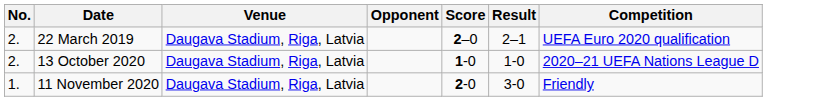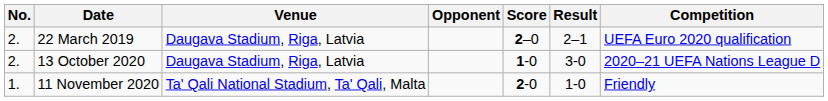(514, 61) 1-0 -> (575, 61) 3-0
(265, 84) Daugava Stadium, Riga, Latvia -> (296, 84) Ta' Qali National Stadium, Ta' Qali, Malta
(514, 84) 3-0 -> (575, 84) 1-0
